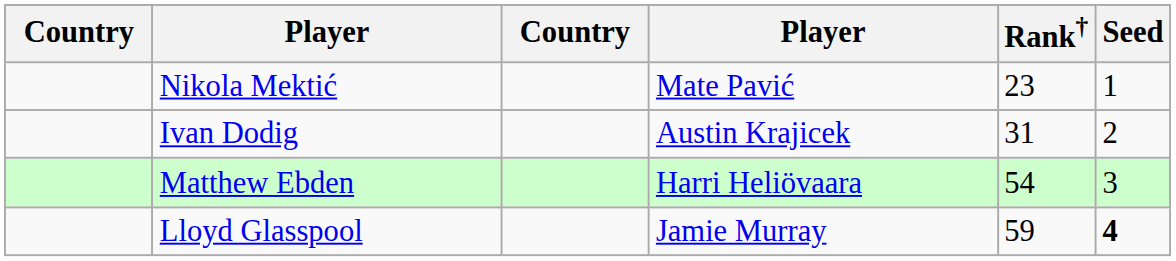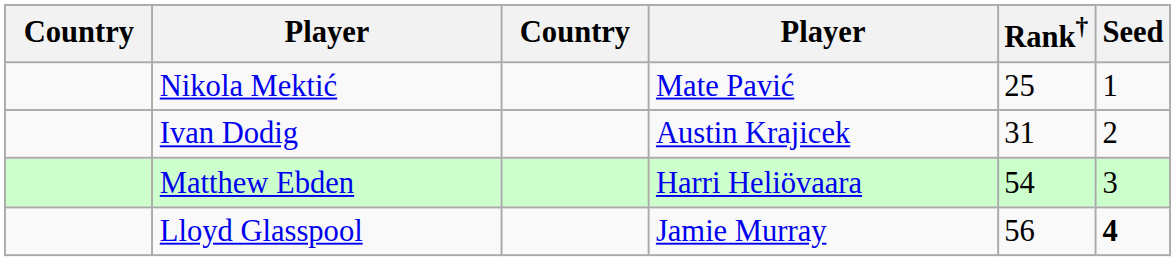(1020, 85) 23 -> (1020, 85) 25
(1020, 230) 59 -> (1020, 230) 56
